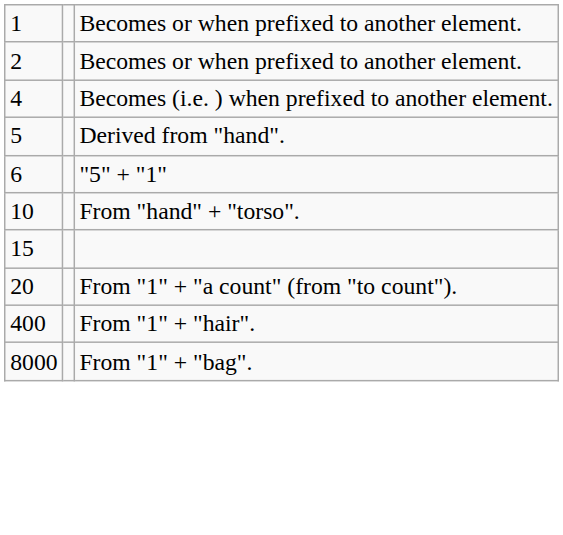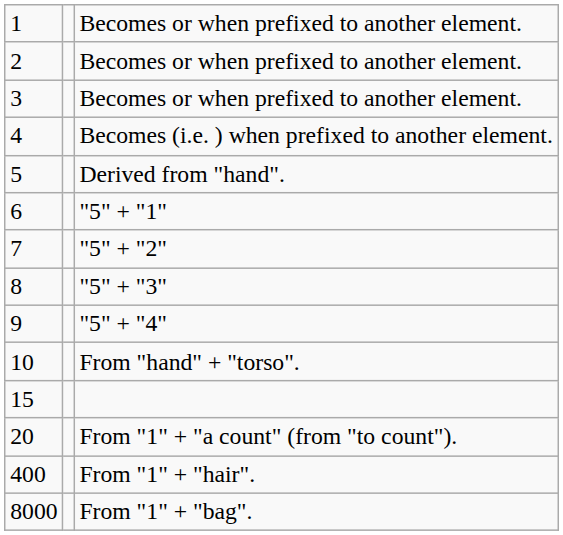+ row: (16, 98)
+ row: (16, 248)
+ row: (16, 286)
+ row: (16, 323)
